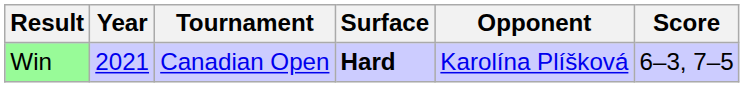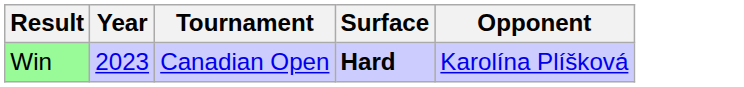- column: (687, 23)
(122, 61) 2021 -> (122, 61) 2023
